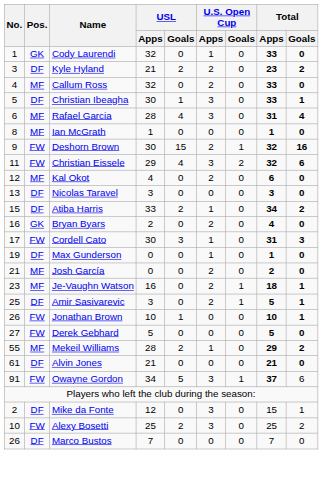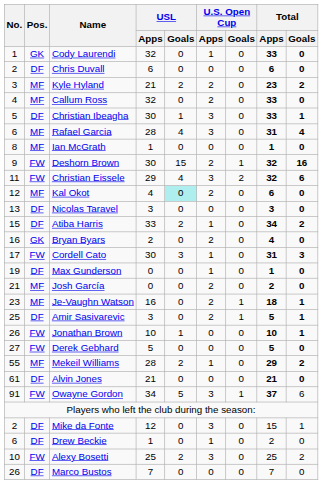+ row: (78, 69)
(37, 69) DF -> (37, 85) MF
(181, 178) no background -> (181, 193) paleturquoise background
+ row: (79, 441)
